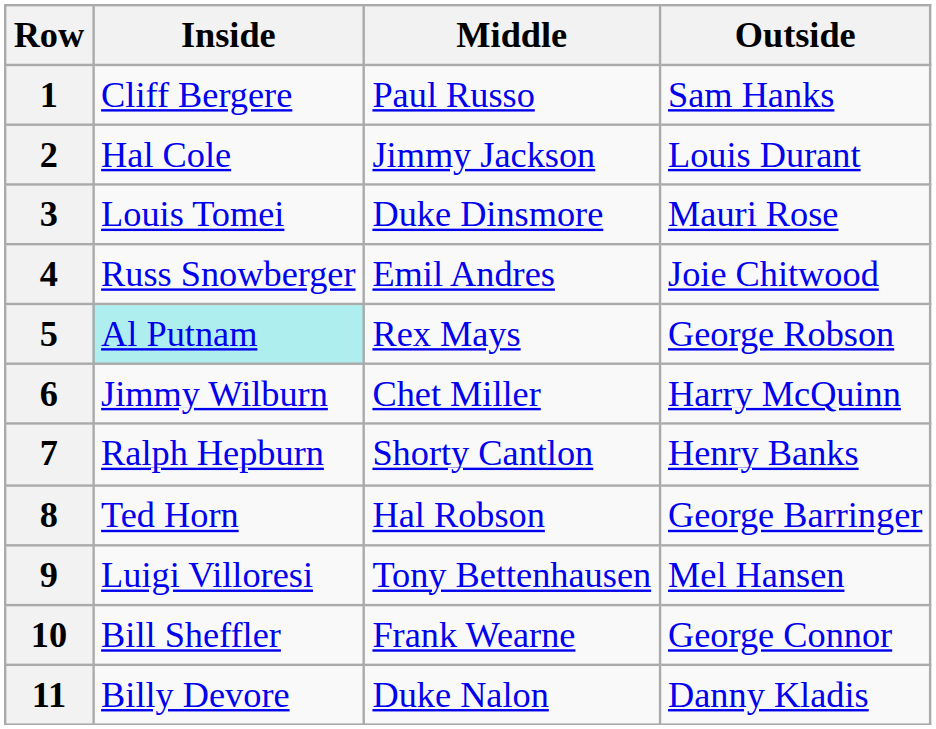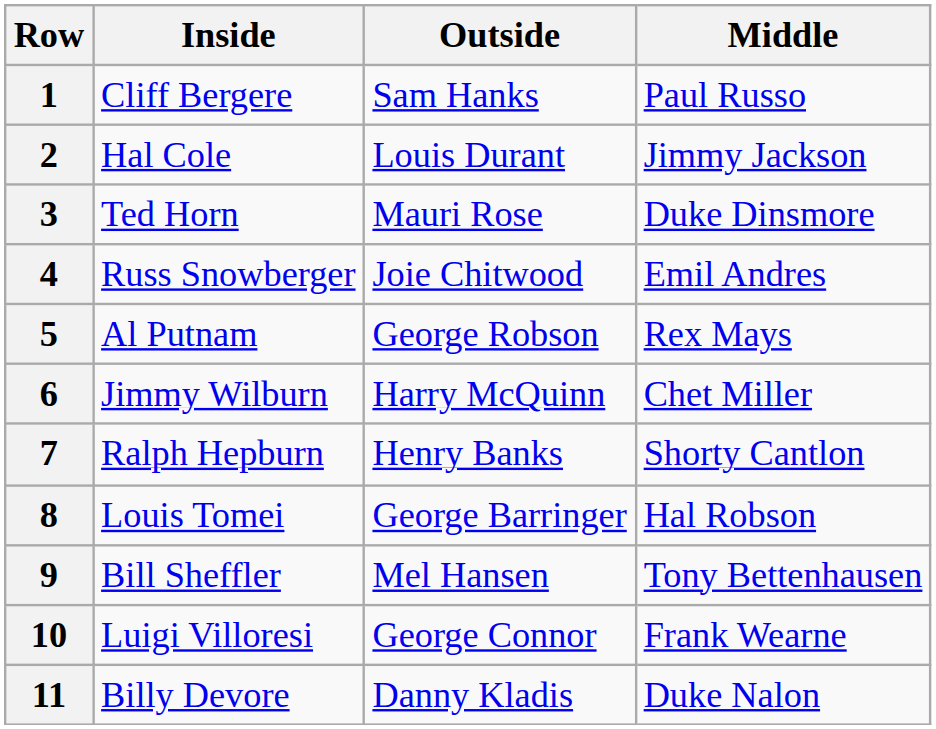columns swapped: (512, 34) <-> (795, 34)
(193, 214) Louis Tomei -> (170, 214) Ted Horn
(179, 334) paleturquoise background -> (179, 334) no background
(170, 513) Ted Horn -> (193, 513) Louis Tomei
(207, 573) Luigi Villoresi -> (191, 573) Bill Sheffler
(191, 633) Bill Sheffler -> (207, 633) Luigi Villoresi
